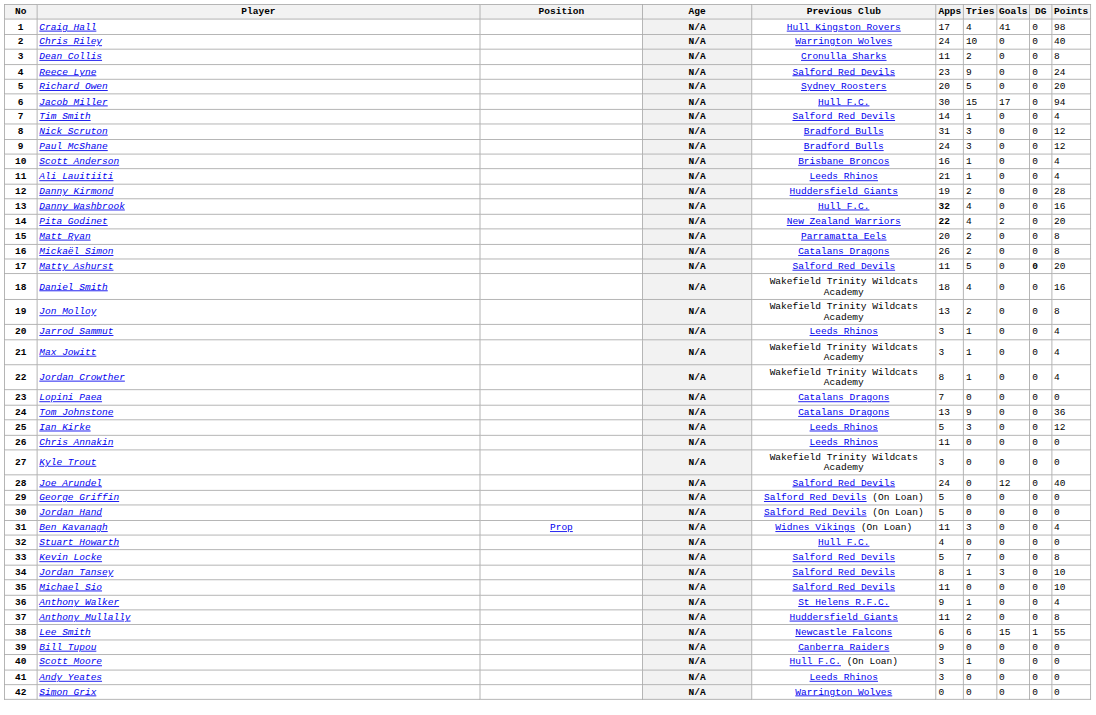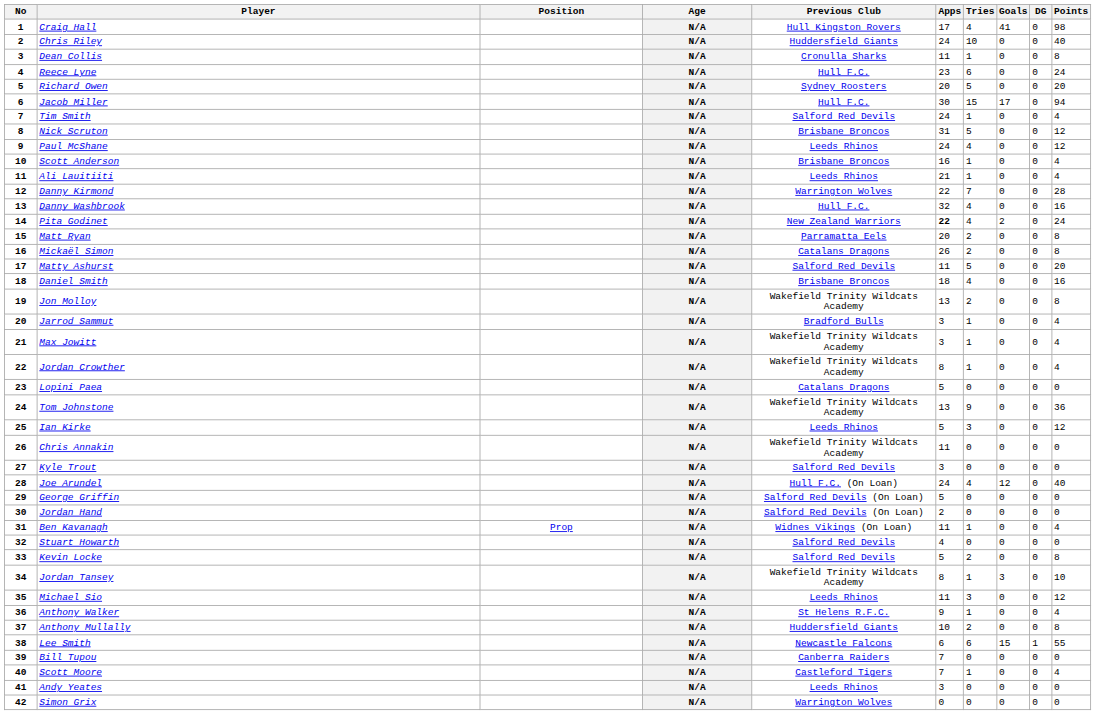(844, 42) Warrington Wolves -> (844, 42) Huddersfield Giants
(969, 57) 2 -> (969, 57) 1
(844, 72) Salford Red Devils -> (844, 72) Hull F.C.
(969, 72) 9 -> (969, 72) 6
(944, 117) 14 -> (944, 117) 24
(844, 132) Bradford Bulls -> (844, 132) Brisbane Broncos
(969, 132) 3 -> (969, 132) 5
(844, 147) Bradford Bulls -> (844, 147) Leeds Rhinos
(969, 147) 3 -> (969, 147) 4
(844, 192) Huddersfield Giants -> (844, 192) Warrington Wolves
(944, 192) 19 -> (944, 192) 22
(969, 192) 2 -> (969, 192) 7
(944, 207) bold -> (944, 207) normal
(1060, 222) 20 -> (1060, 222) 24
(1035, 266) bold -> (1035, 266) normal
(844, 287) Wakefield Trinity Wildcats Academy -> (844, 281) Brisbane Broncos
(844, 332) Leeds Rhinos -> (844, 322) Bradford Bulls
(941, 398) 7 -> (941, 387) 5
(844, 413) Catalans Dragons -> (844, 407) Wakefield Trinity Wildcats Academy
(844, 442) Leeds Rhinos -> (844, 448) Wakefield Trinity Wildcats Academy
(844, 463) Wakefield Trinity Wildcats Academy -> (844, 468) Salford Red Devils
(844, 483) Salford Red Devils -> (844, 483) Hull F.C. (On Loan)
(969, 483) 0 -> (969, 483) 4
(941, 513) 5 -> (941, 513) 2
(969, 528) 3 -> (969, 528) 1
(844, 543) Hull F.C. -> (844, 543) Salford Red Devils
(969, 558) 7 -> (969, 558) 2
(844, 573) Salford Red Devils -> (844, 578) Wakefield Trinity Wildcats Academy
(844, 587) Salford Red Devils -> (844, 598) Leeds Rhinos
(969, 587) 0 -> (969, 598) 3
(1060, 587) 10 -> (1060, 598) 12
(944, 617) 11 -> (944, 628) 10
(941, 647) 9 -> (941, 658) 7
(844, 662) Hull F.C. (On Loan) -> (844, 673) Castleford Tigers
(941, 662) 3 -> (941, 673) 7
(1057, 662) 0 -> (1057, 673) 4
